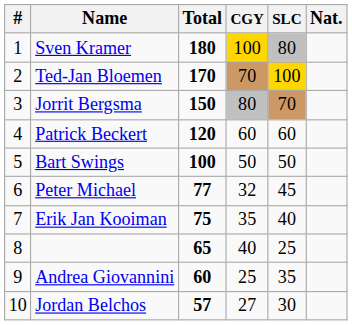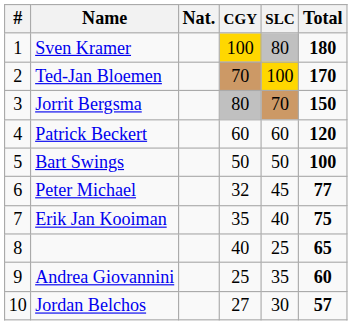columns swapped: (326, 18) <-> (202, 18)
